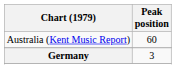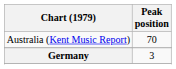(152, 39) 60 -> (152, 39) 70
